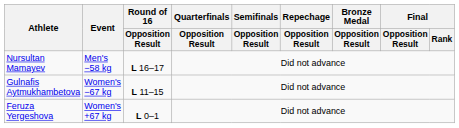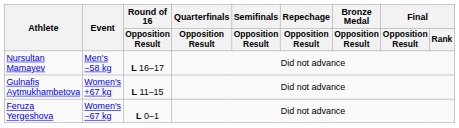(103, 87) Women's −67 kg -> (103, 87) Women's +67 kg
(103, 111) Women's +67 kg -> (103, 111) Women's −67 kg
